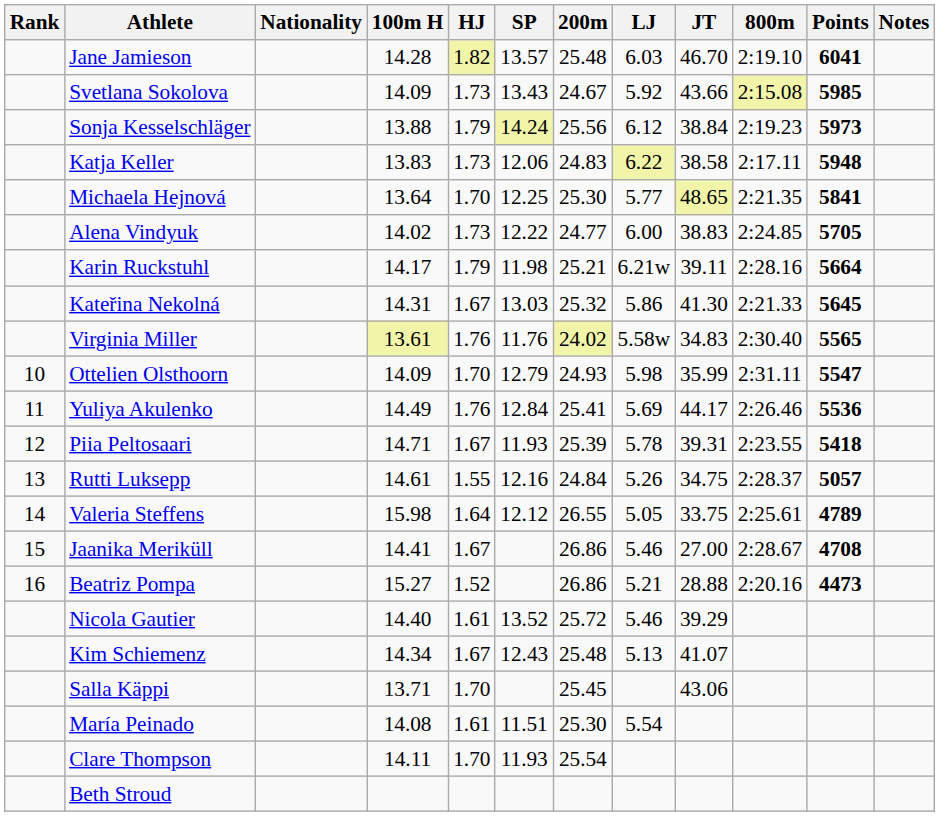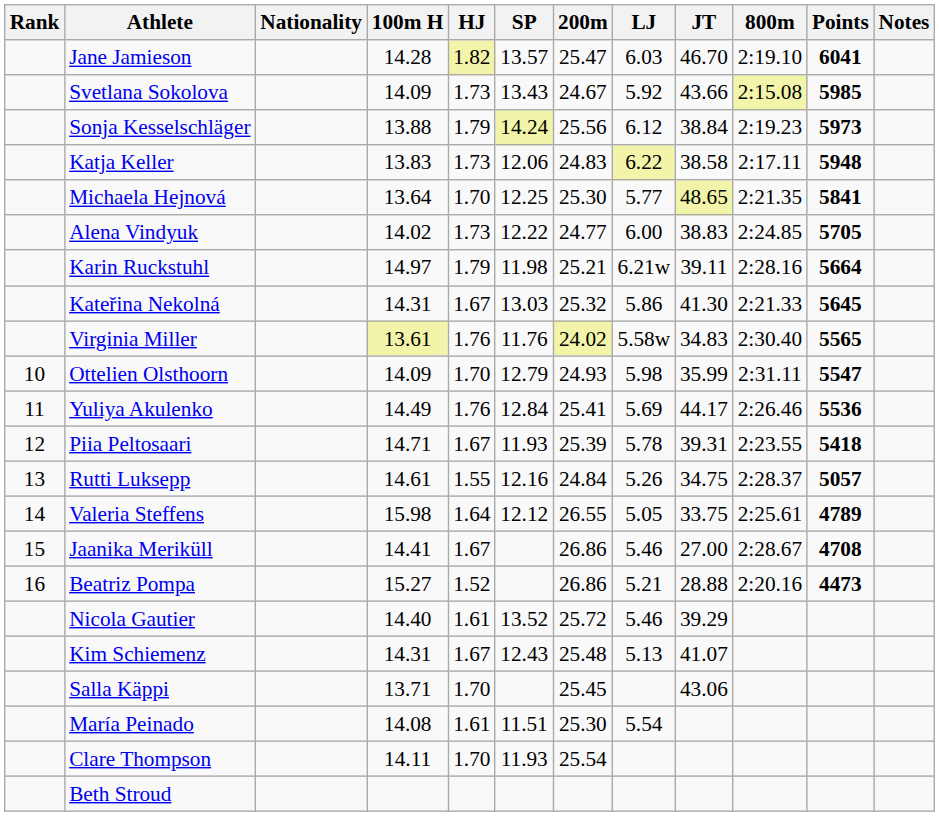(583, 57) 25.48 -> (583, 57) 25.47
(408, 267) 14.17 -> (408, 267) 14.97
(408, 653) 14.34 -> (408, 653) 14.31
